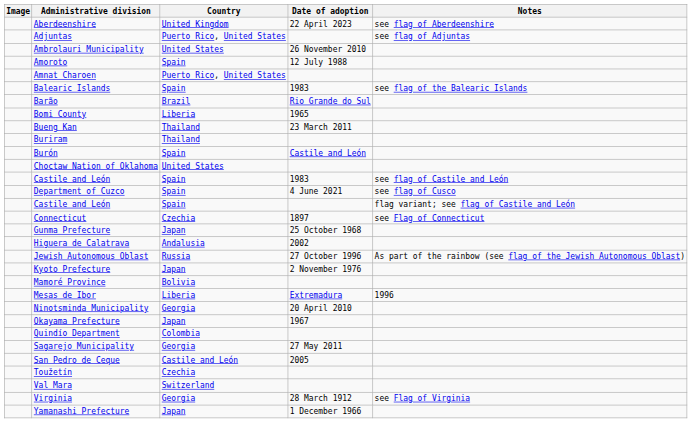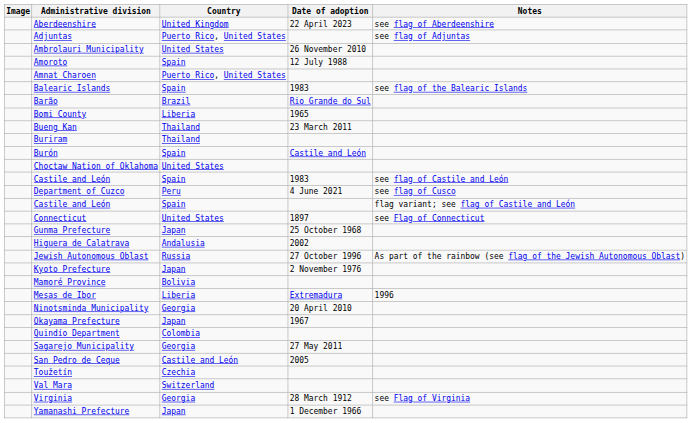(174, 192) Spain -> (171, 192) Peru
(178, 218) Czechia -> (193, 218) United States
